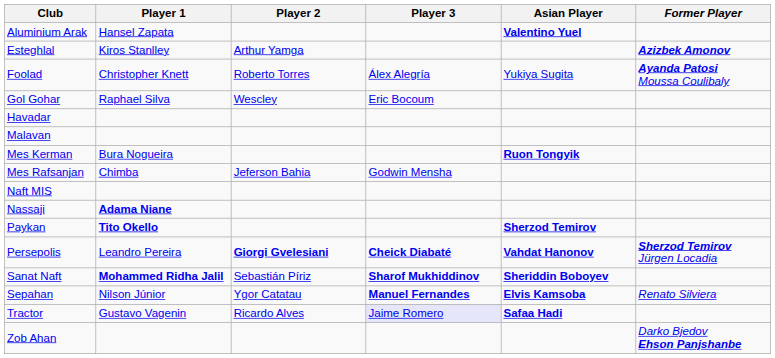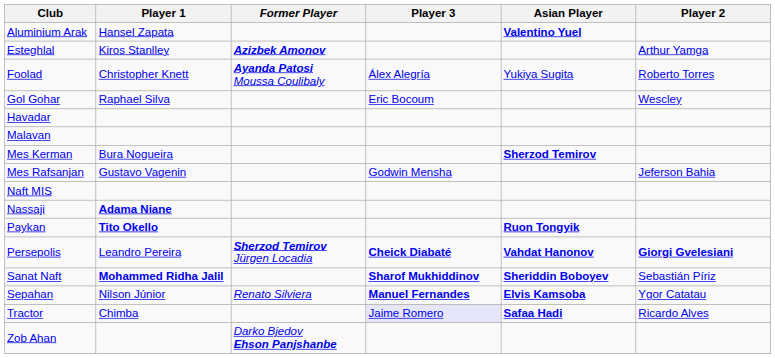columns swapped: (298, 13) <-> (703, 13)
(541, 154) Ruon Tongyik -> (550, 154) Sherzod Temirov
(119, 172) Chimba -> (142, 172) Gustavo Vagenin
(550, 227) Sherzod Temirov -> (541, 227) Ruon Tongyik
(142, 313) Gustavo Vagenin -> (119, 313) Chimba
